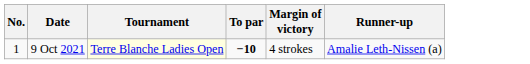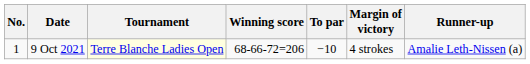+ column: (267, 21)
(246, 49) bold -> (327, 49) normal
